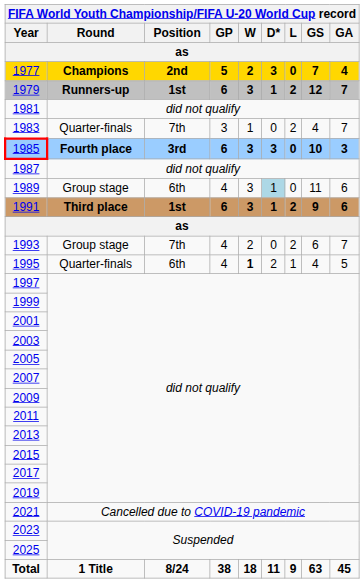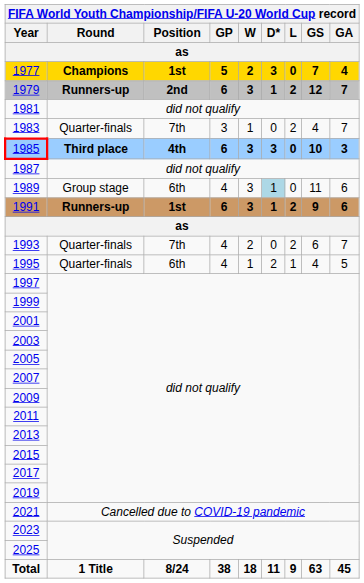(177, 71) 2nd -> (177, 71) 1st
(177, 90) 1st -> (177, 90) 2nd
(96, 148) Fourth place -> (96, 148) Third place
(177, 148) 3rd -> (177, 148) 4th
(96, 207) Third place -> (96, 207) Runners-up
(96, 245) Group stage -> (96, 245) Quarter-finals
(250, 264) bold -> (250, 264) normal
